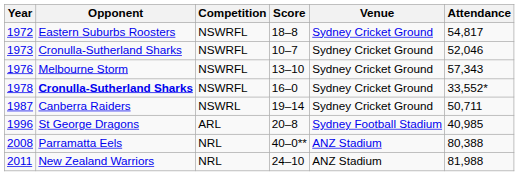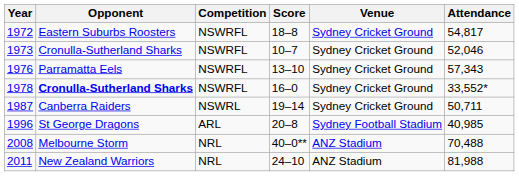(83, 69) Melbourne Storm -> (80, 69) Parramatta Eels
(80, 143) Parramatta Eels -> (83, 143) Melbourne Storm
(465, 143) 80,388 -> (465, 143) 70,488
